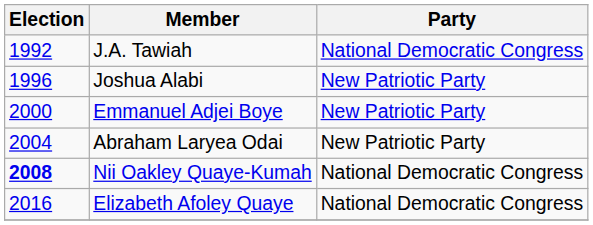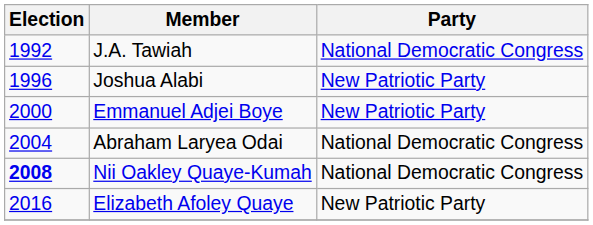(403, 142) New Patriotic Party -> (452, 142) National Democratic Congress
(452, 204) National Democratic Congress -> (403, 204) New Patriotic Party
